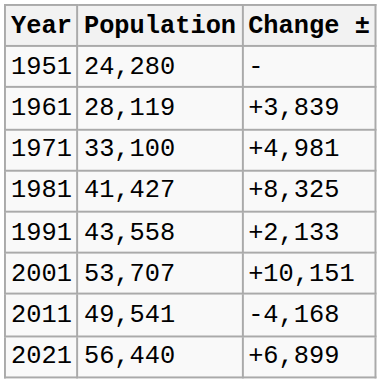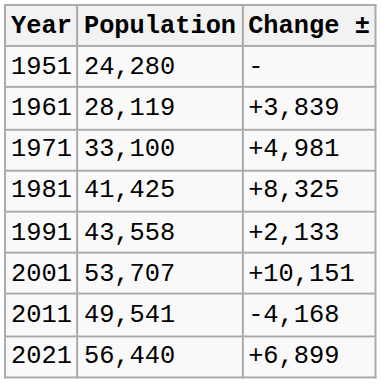(130, 191) 41,427 -> (130, 191) 41,425
